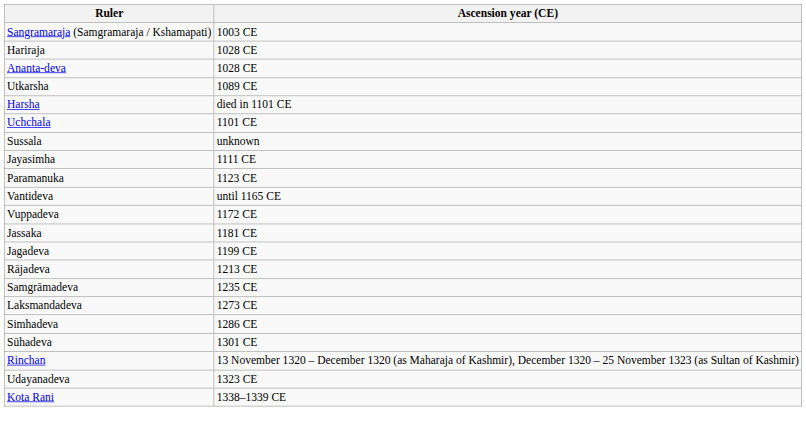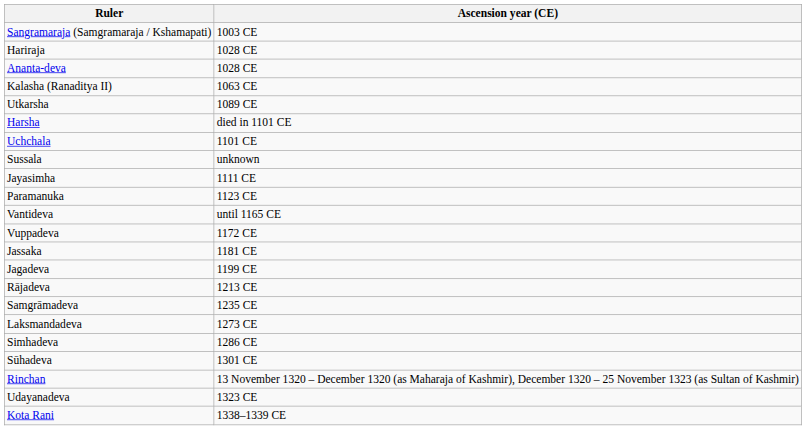+ row: (59, 86)
